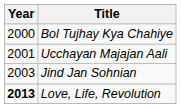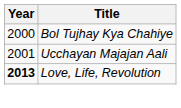- row: (89, 73)
